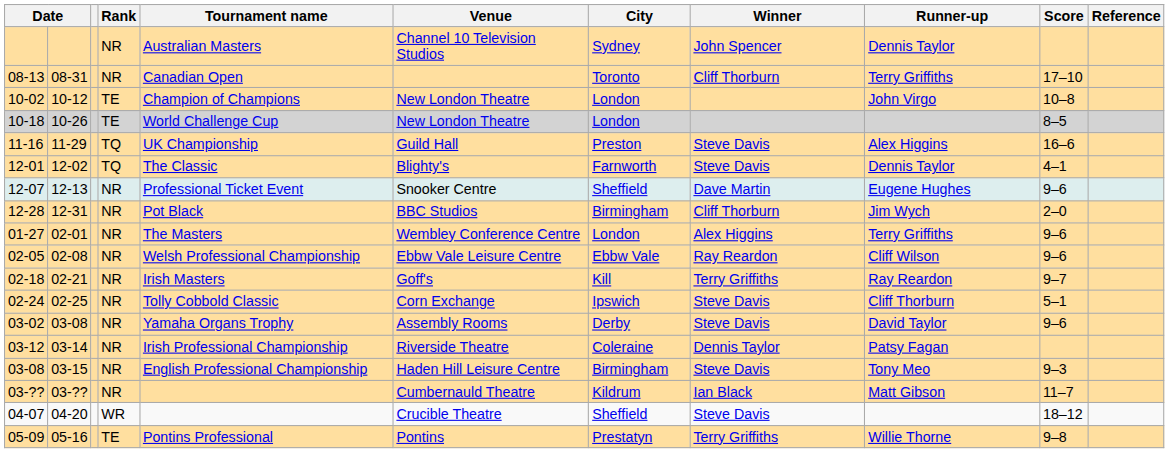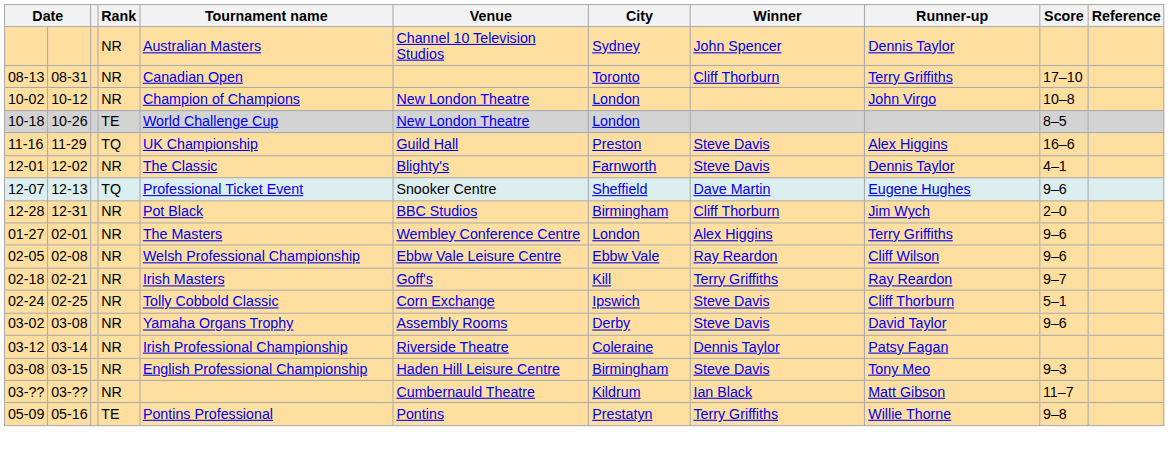(110, 99) TE -> (112, 99) NR
(111, 166) TQ -> (112, 166) NR
(112, 189) NR -> (111, 189) TQ
- row: (26, 414)
